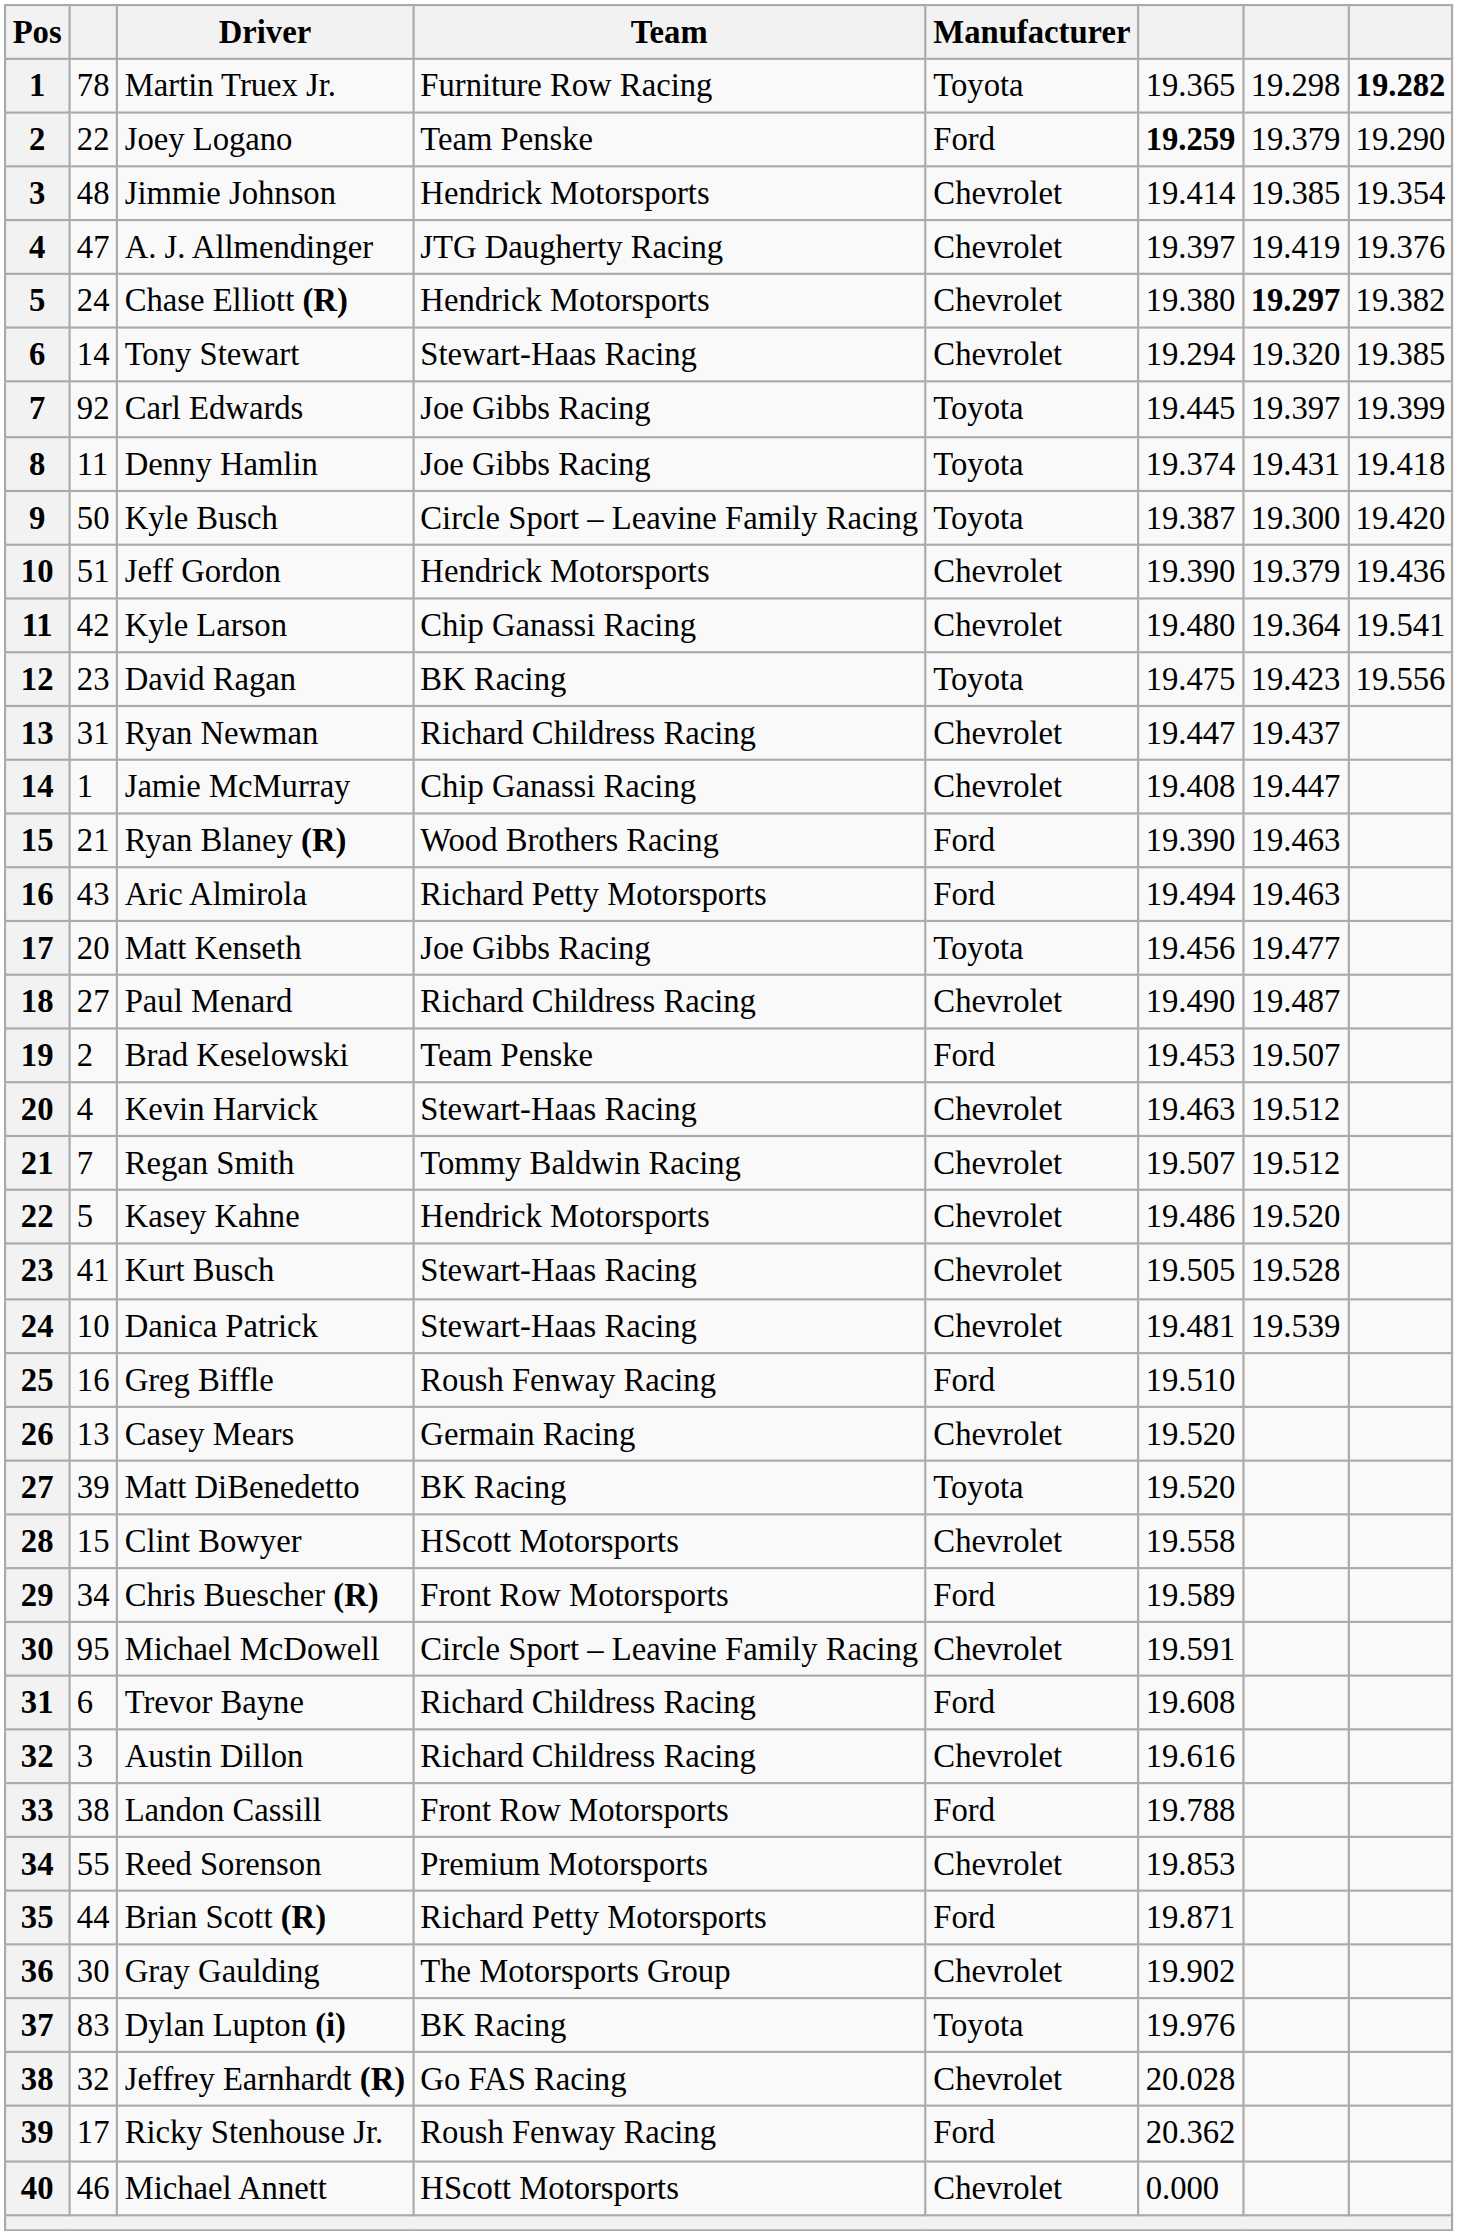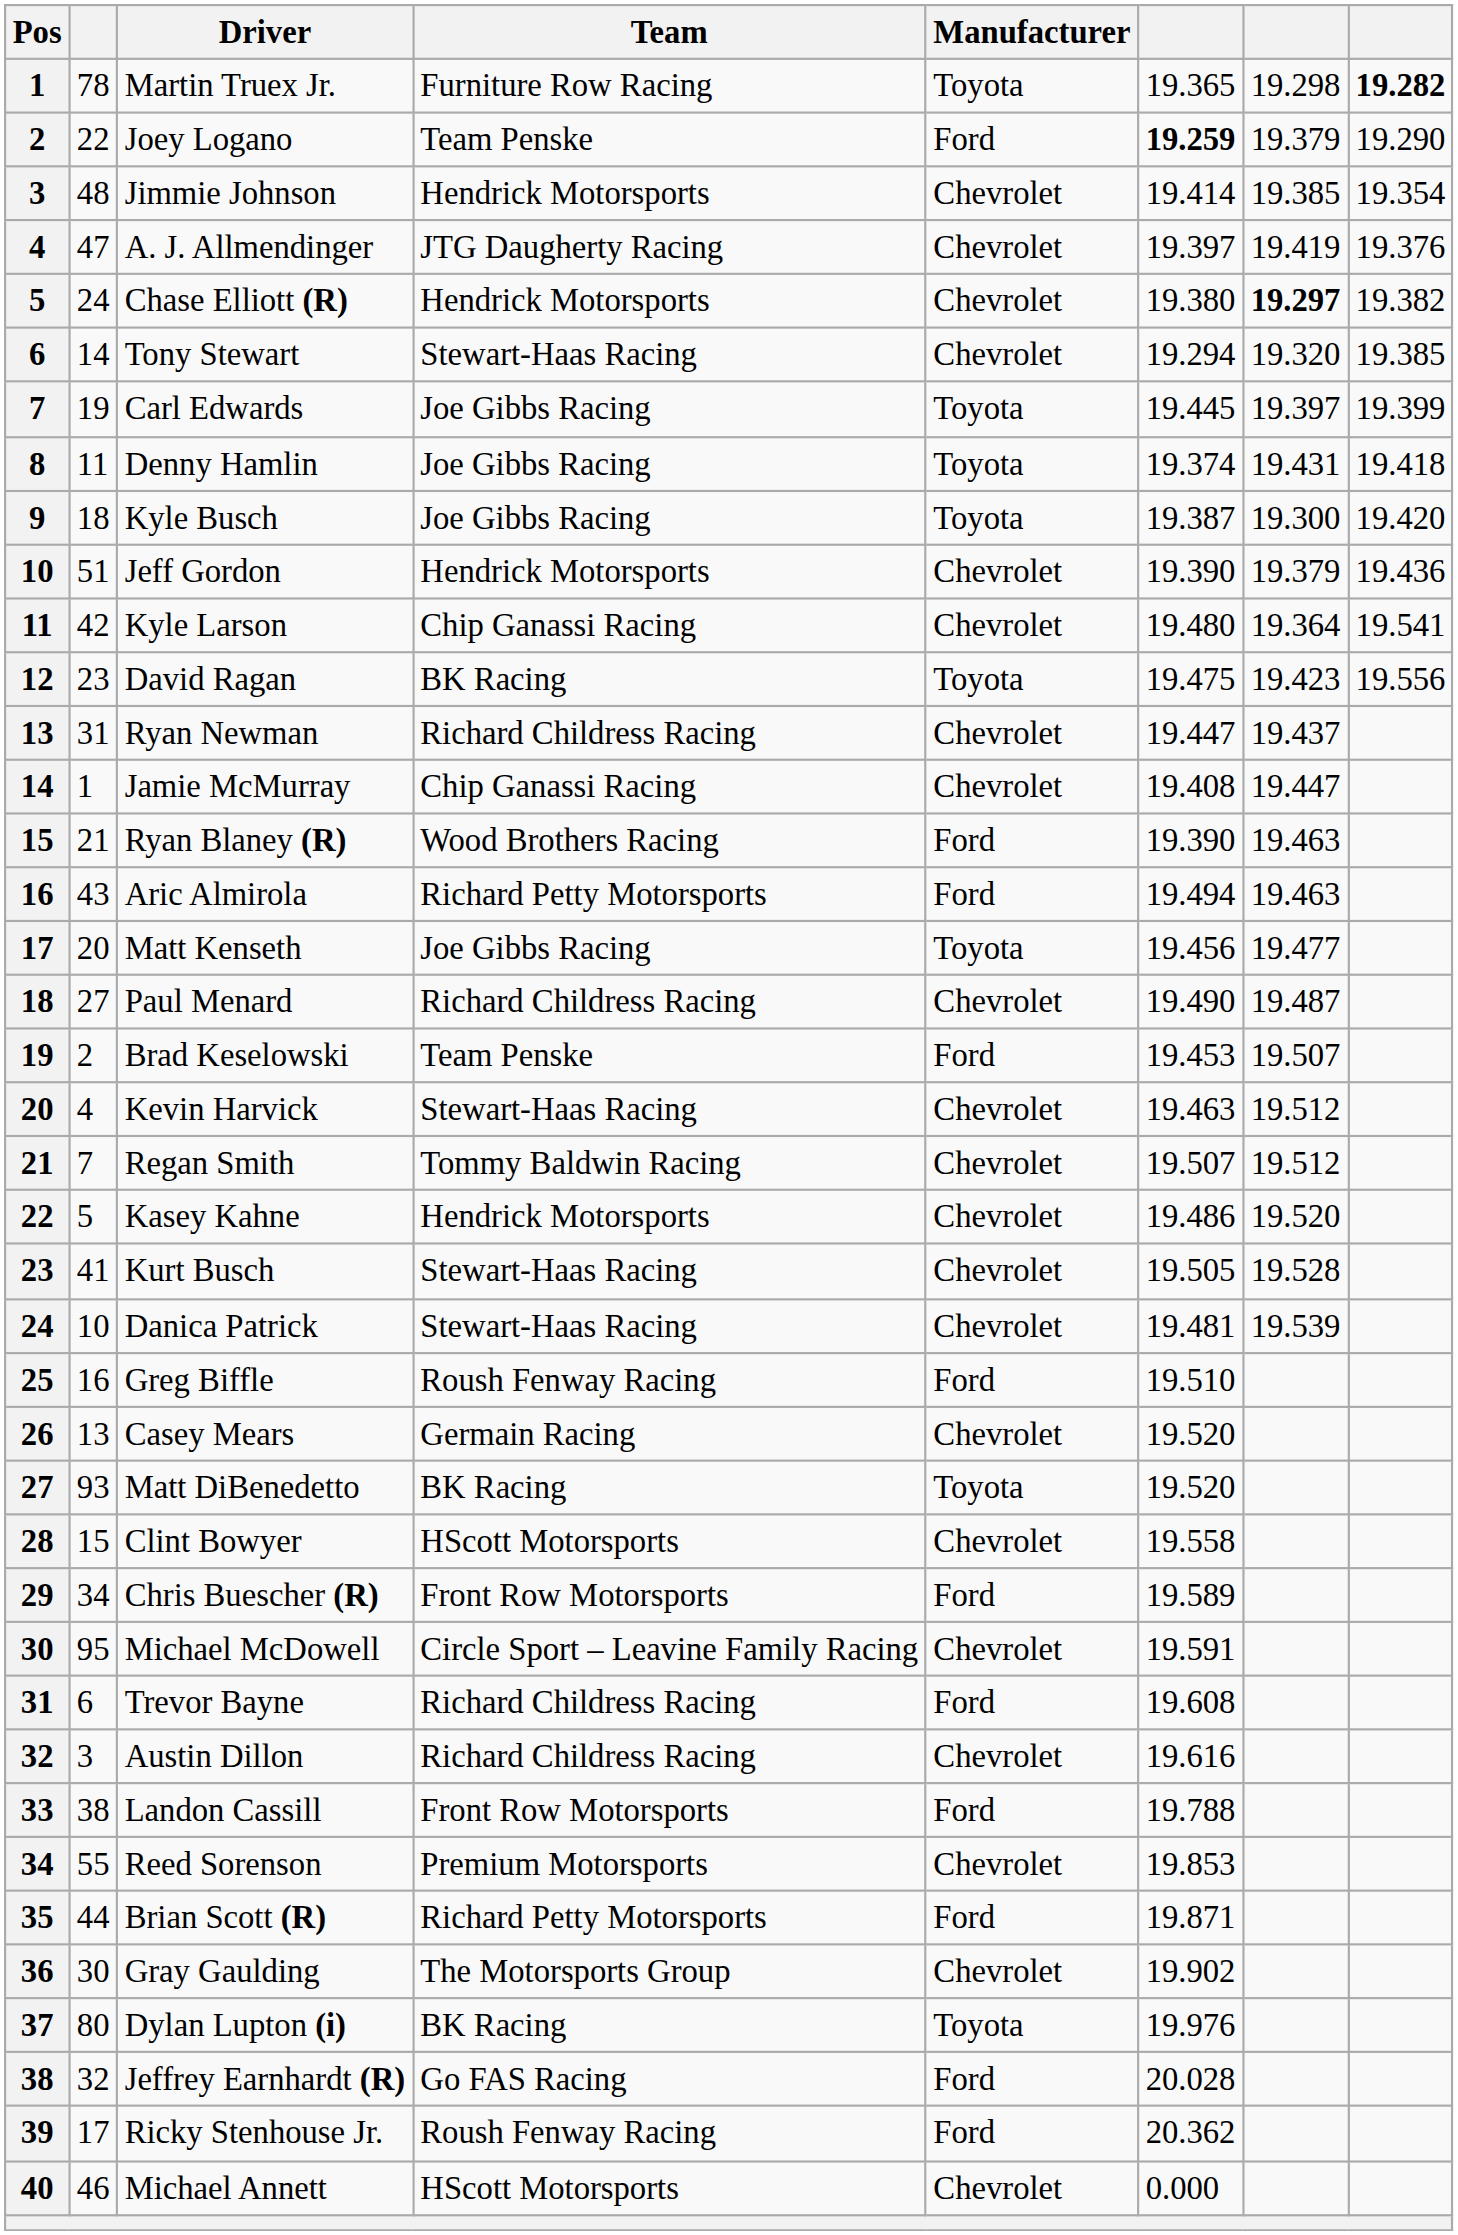(93, 408) 92 -> (93, 408) 19
(93, 516) 50 -> (93, 516) 18
(669, 516) Circle Sport – Leavine Family Racing -> (536, 516) Joe Gibbs Racing
(93, 1486) 39 -> (93, 1486) 93
(93, 2025) 83 -> (93, 2025) 80
(998, 2079) Chevrolet -> (964, 2079) Ford
